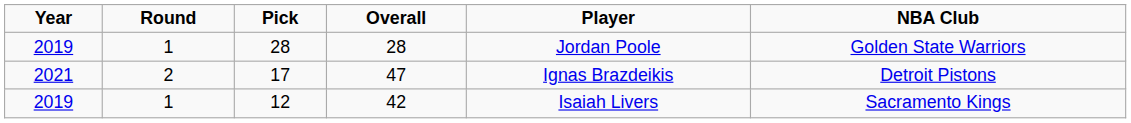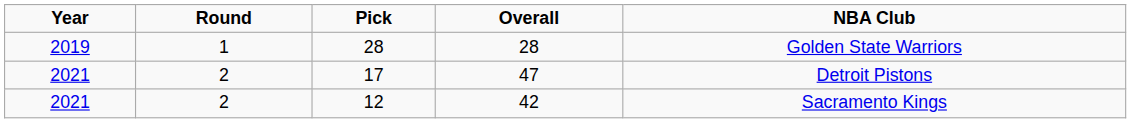- column: (608, 18)
(53, 103) 2019 -> (70, 103) 2021
(168, 103) 1 -> (224, 103) 2
